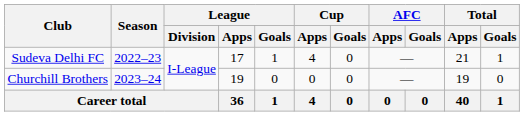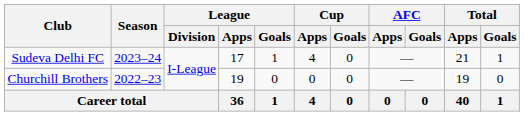(138, 57) 2022–23 -> (138, 57) 2023–24
(138, 79) 2023–24 -> (138, 79) 2022–23
